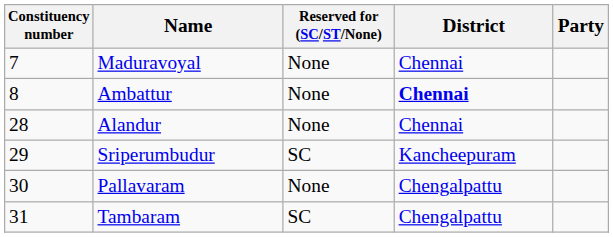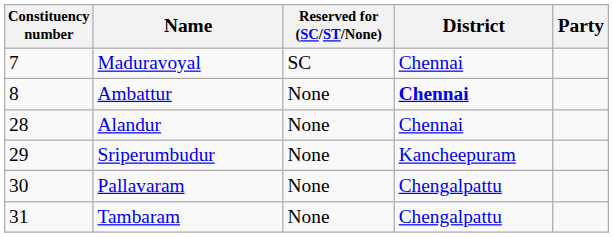(309, 63) None -> (299, 63) SC
(299, 155) SC -> (309, 155) None
(299, 216) SC -> (309, 216) None
